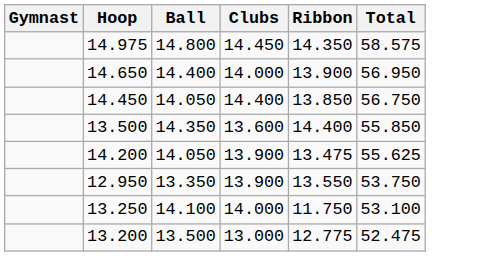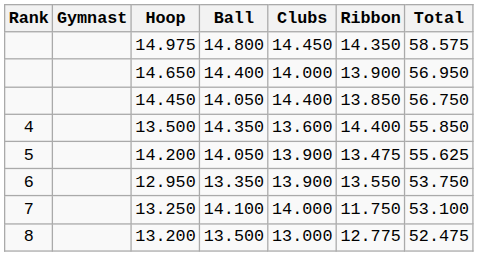+ column: (29, 18)
